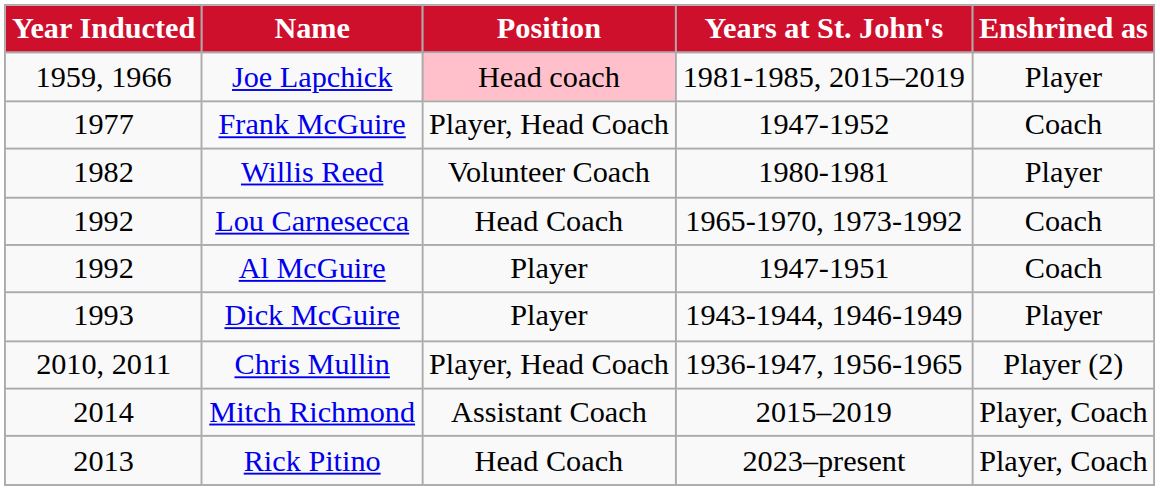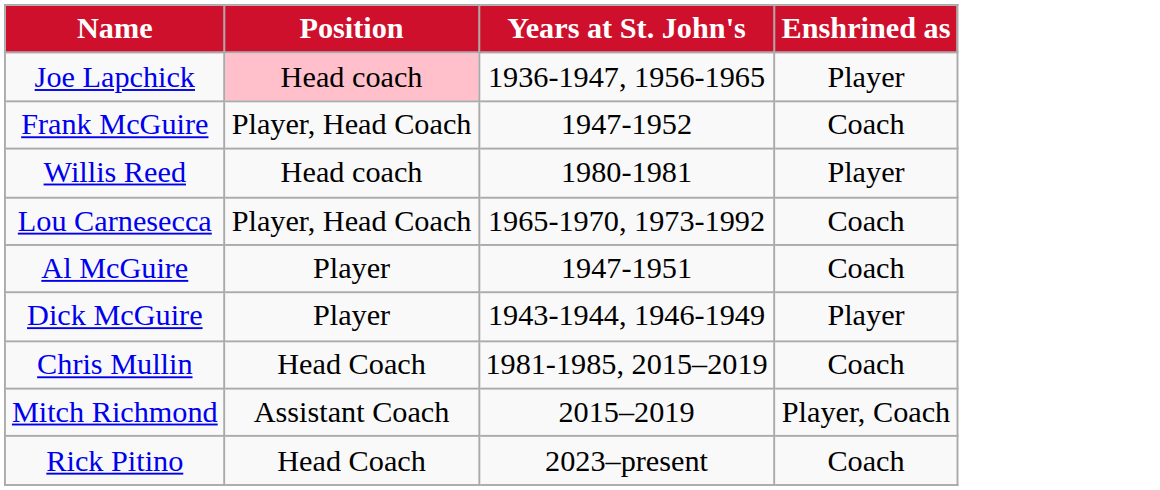- column: (104, 28)
(824, 76) 1981-1985, 2015–2019 -> (626, 76) 1936-1947, 1956-1965
(549, 172) Volunteer Coach -> (352, 172) Head coach
(549, 220) Head Coach -> (352, 220) Player, Head Coach
(549, 364) Player, Head Coach -> (352, 364) Head Coach
(824, 364) 1936-1947, 1956-1965 -> (627, 364) 1981-1985, 2015–2019
(1063, 364) Player (2) -> (866, 364) Coach
(1063, 460) Player, Coach -> (866, 460) Coach
